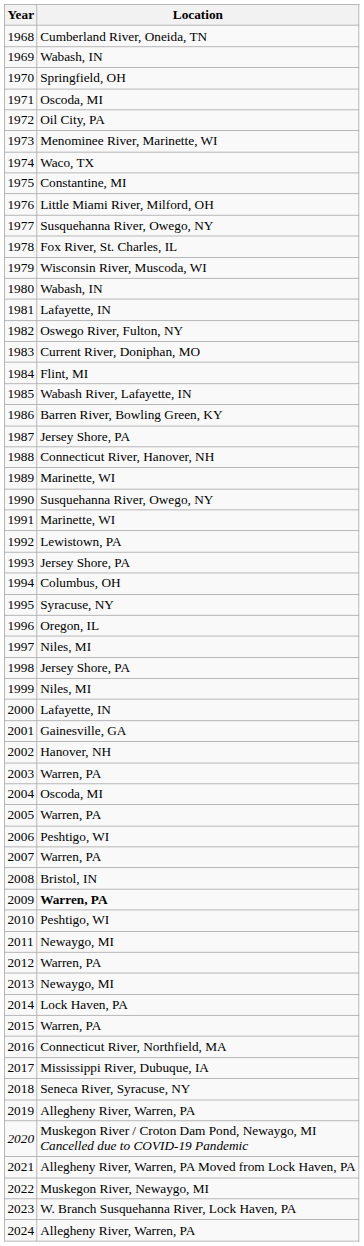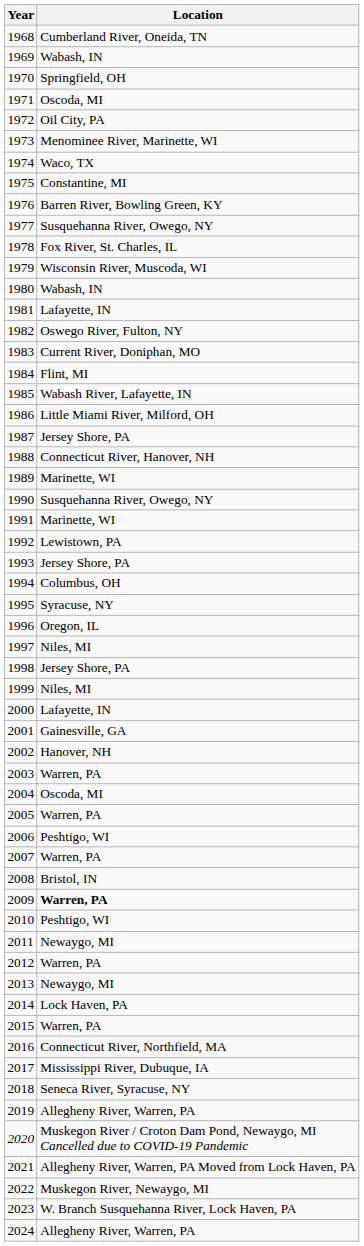(127, 204) Little Miami River, Milford, OH -> (131, 204) Barren River, Bowling Green, KY
(131, 415) Barren River, Bowling Green, KY -> (127, 415) Little Miami River, Milford, OH
